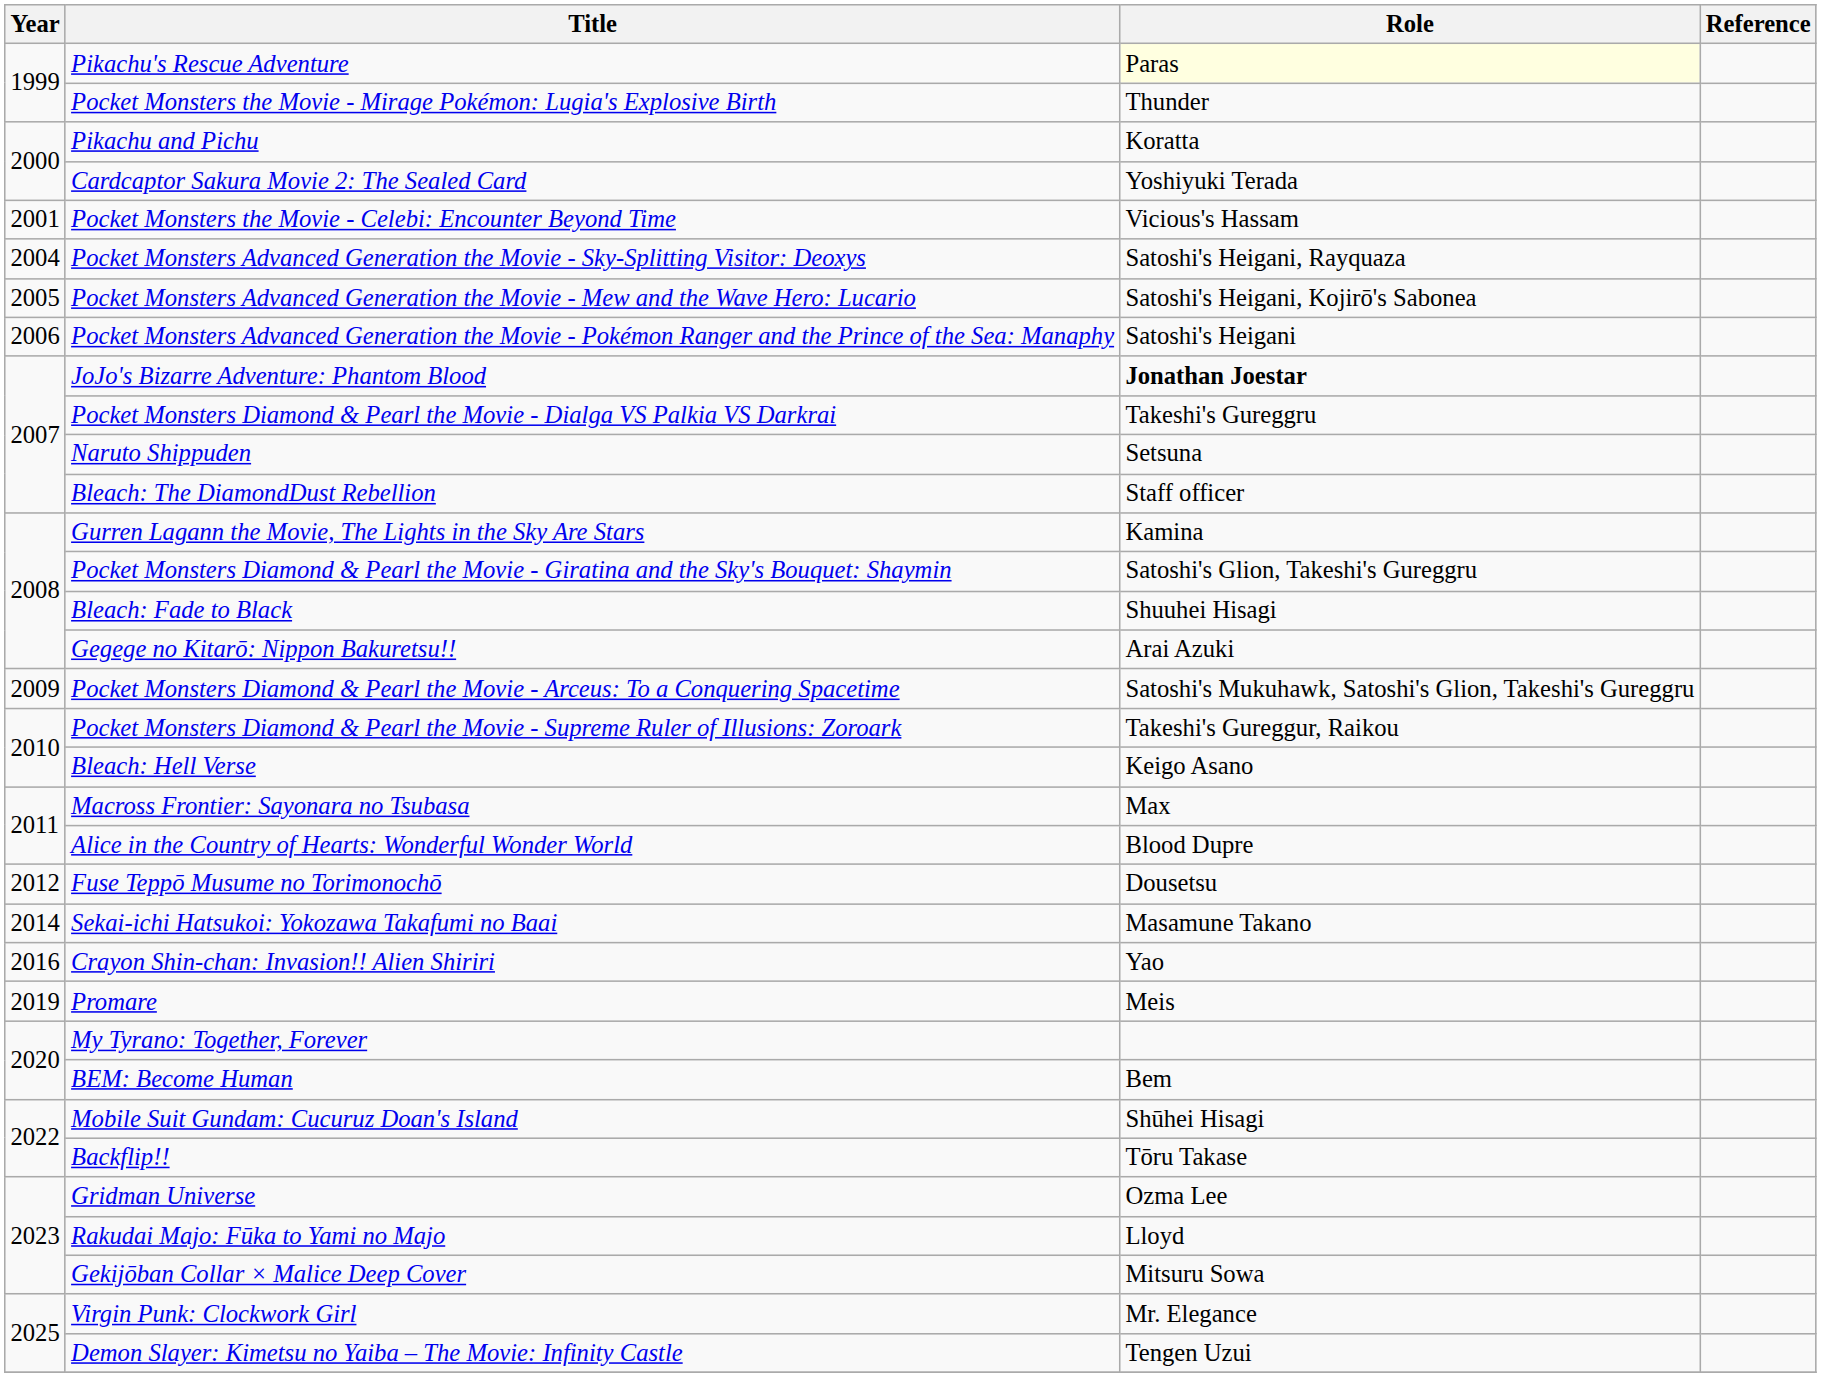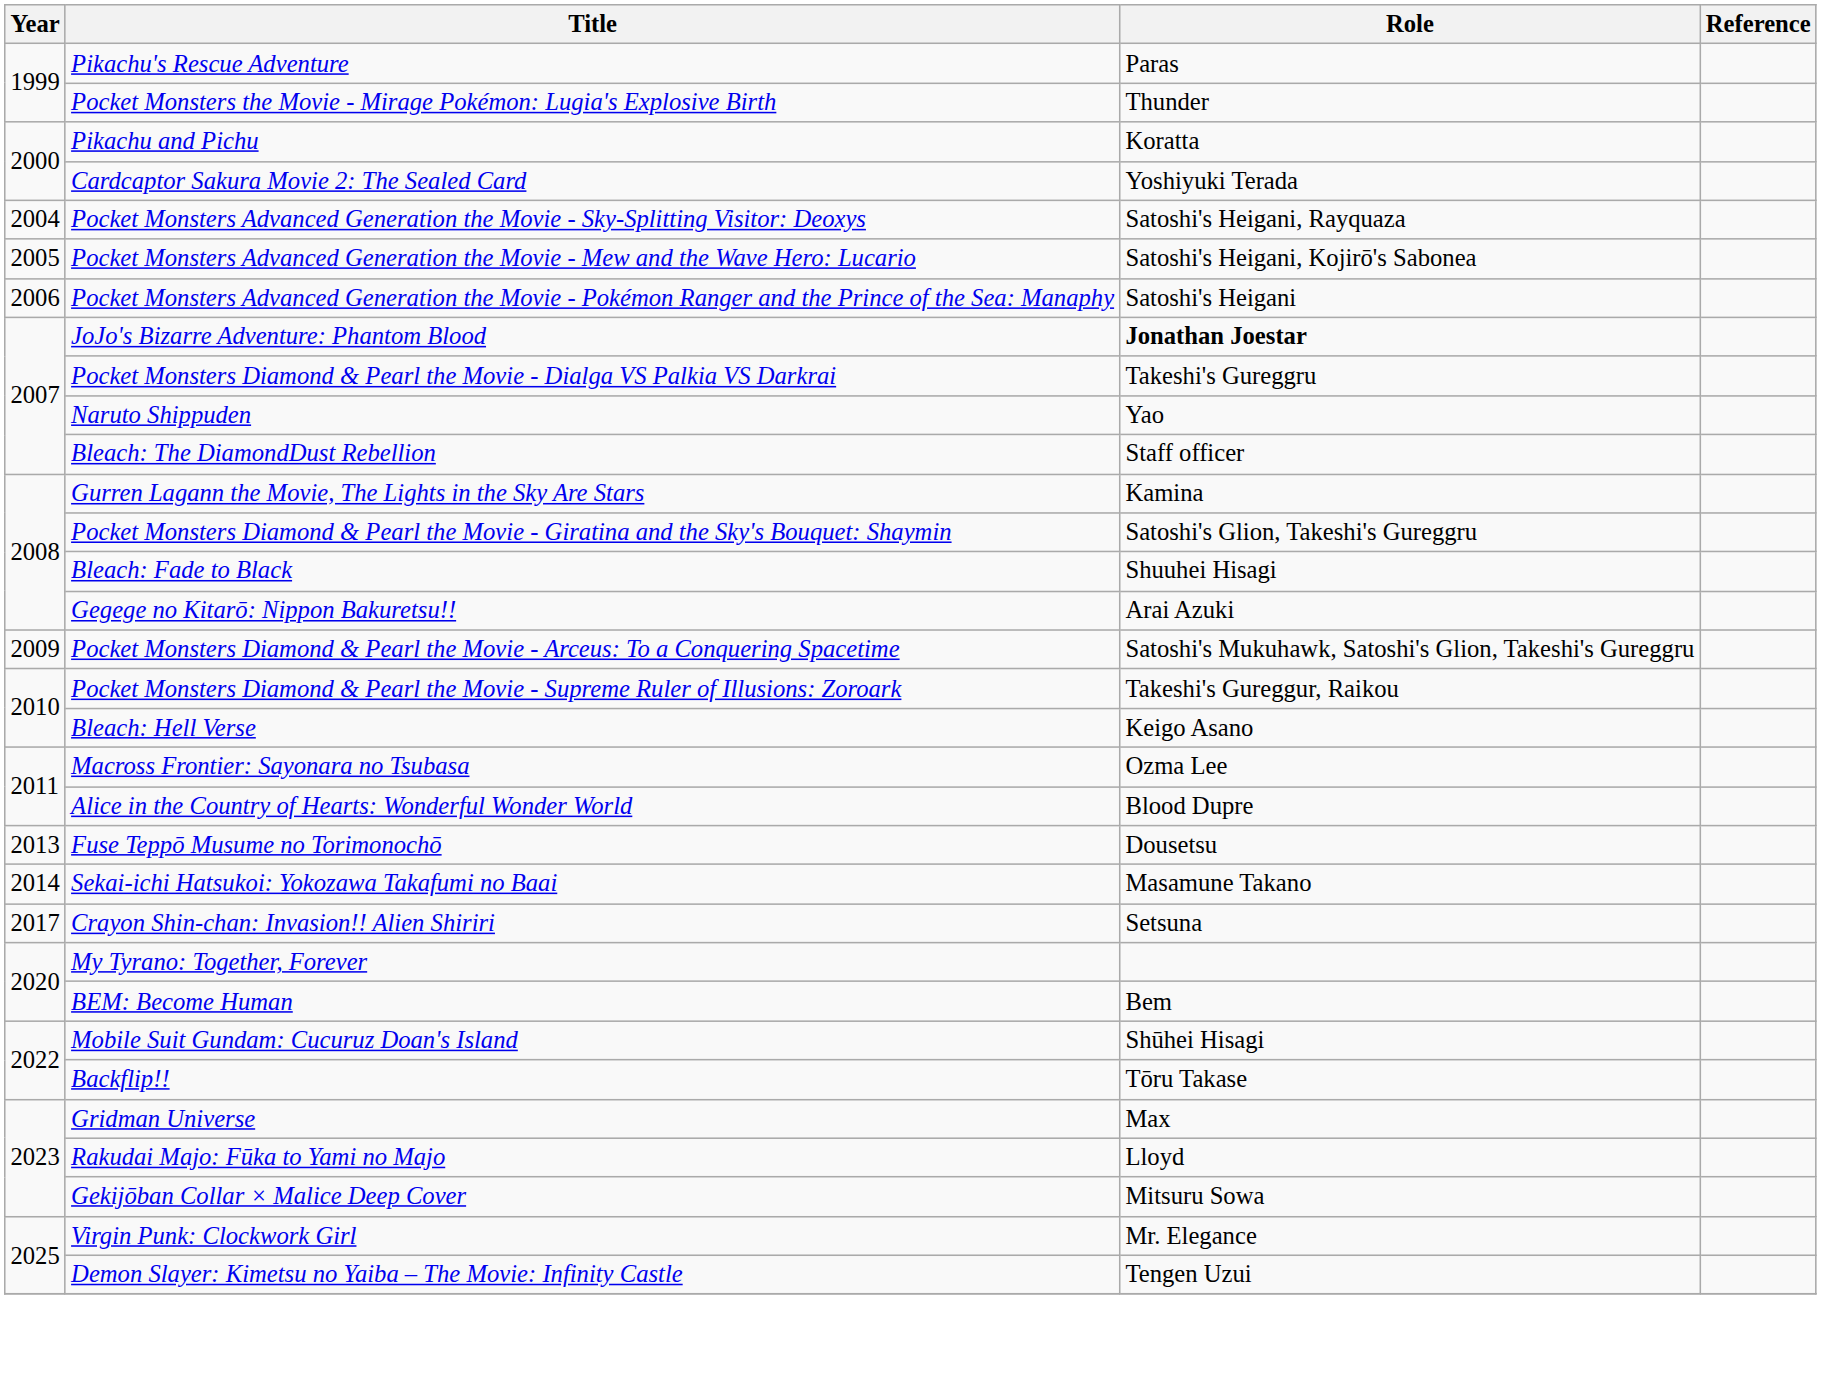(1152, 63) lightyellow background -> (1152, 63) no background
- row: (374, 219)
(1164, 453) Setsuna -> (1145, 414) Yao
(1148, 805) Max -> (1176, 766) Ozma Lee
(35, 883) 2012 -> (35, 844) 2013
(35, 961) 2016 -> (35, 922) 2017
(1145, 961) Yao -> (1164, 922) Setsuna
- row: (114, 1000)
(1176, 1196) Ozma Lee -> (1148, 1118) Max
